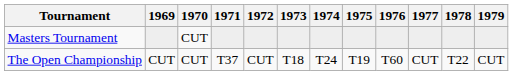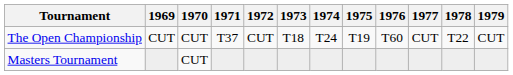rows swapped: (62, 37) <-> (75, 59)
